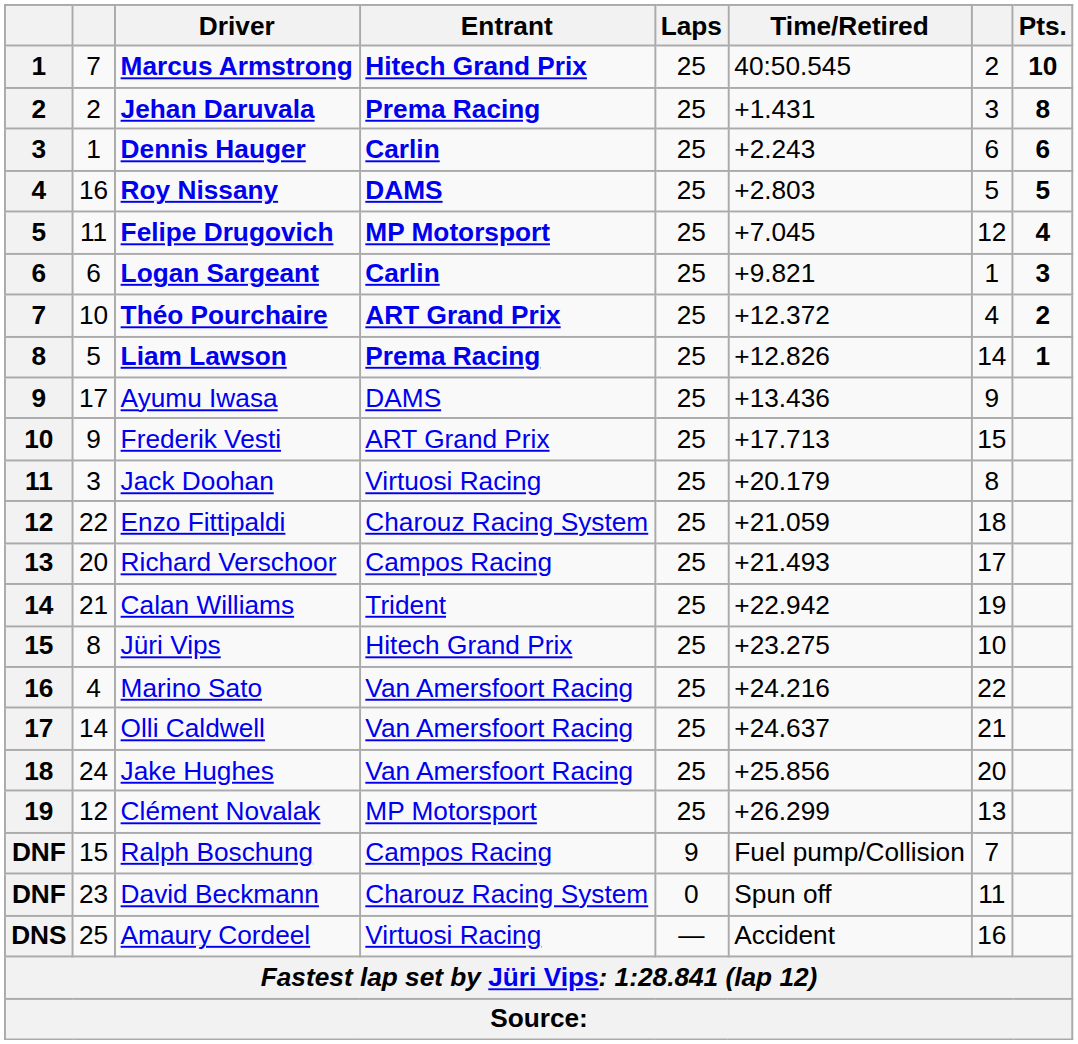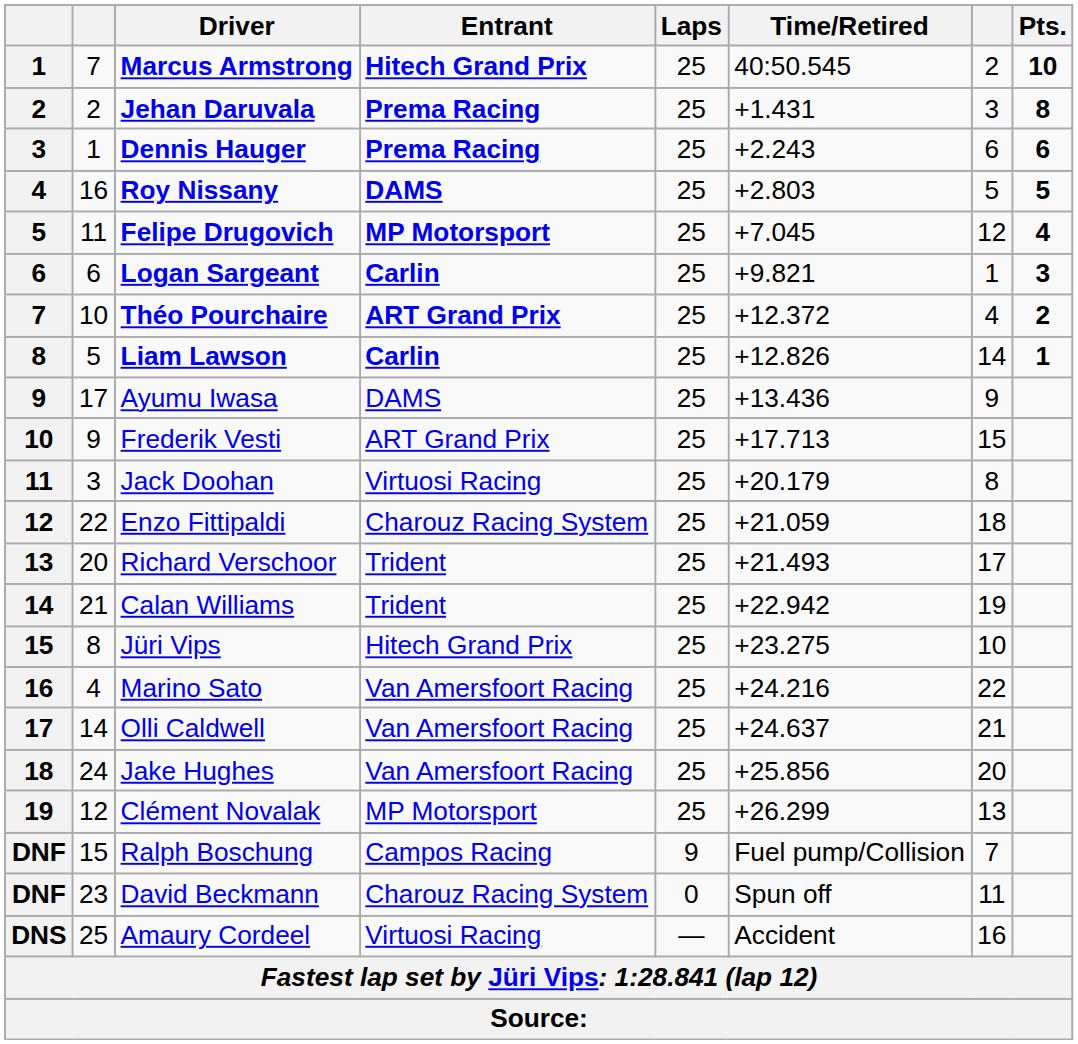(403, 149) Carlin -> (453, 149) Prema Racing
(453, 356) Prema Racing -> (403, 356) Carlin
(459, 563) Campos Racing -> (406, 563) Trident
